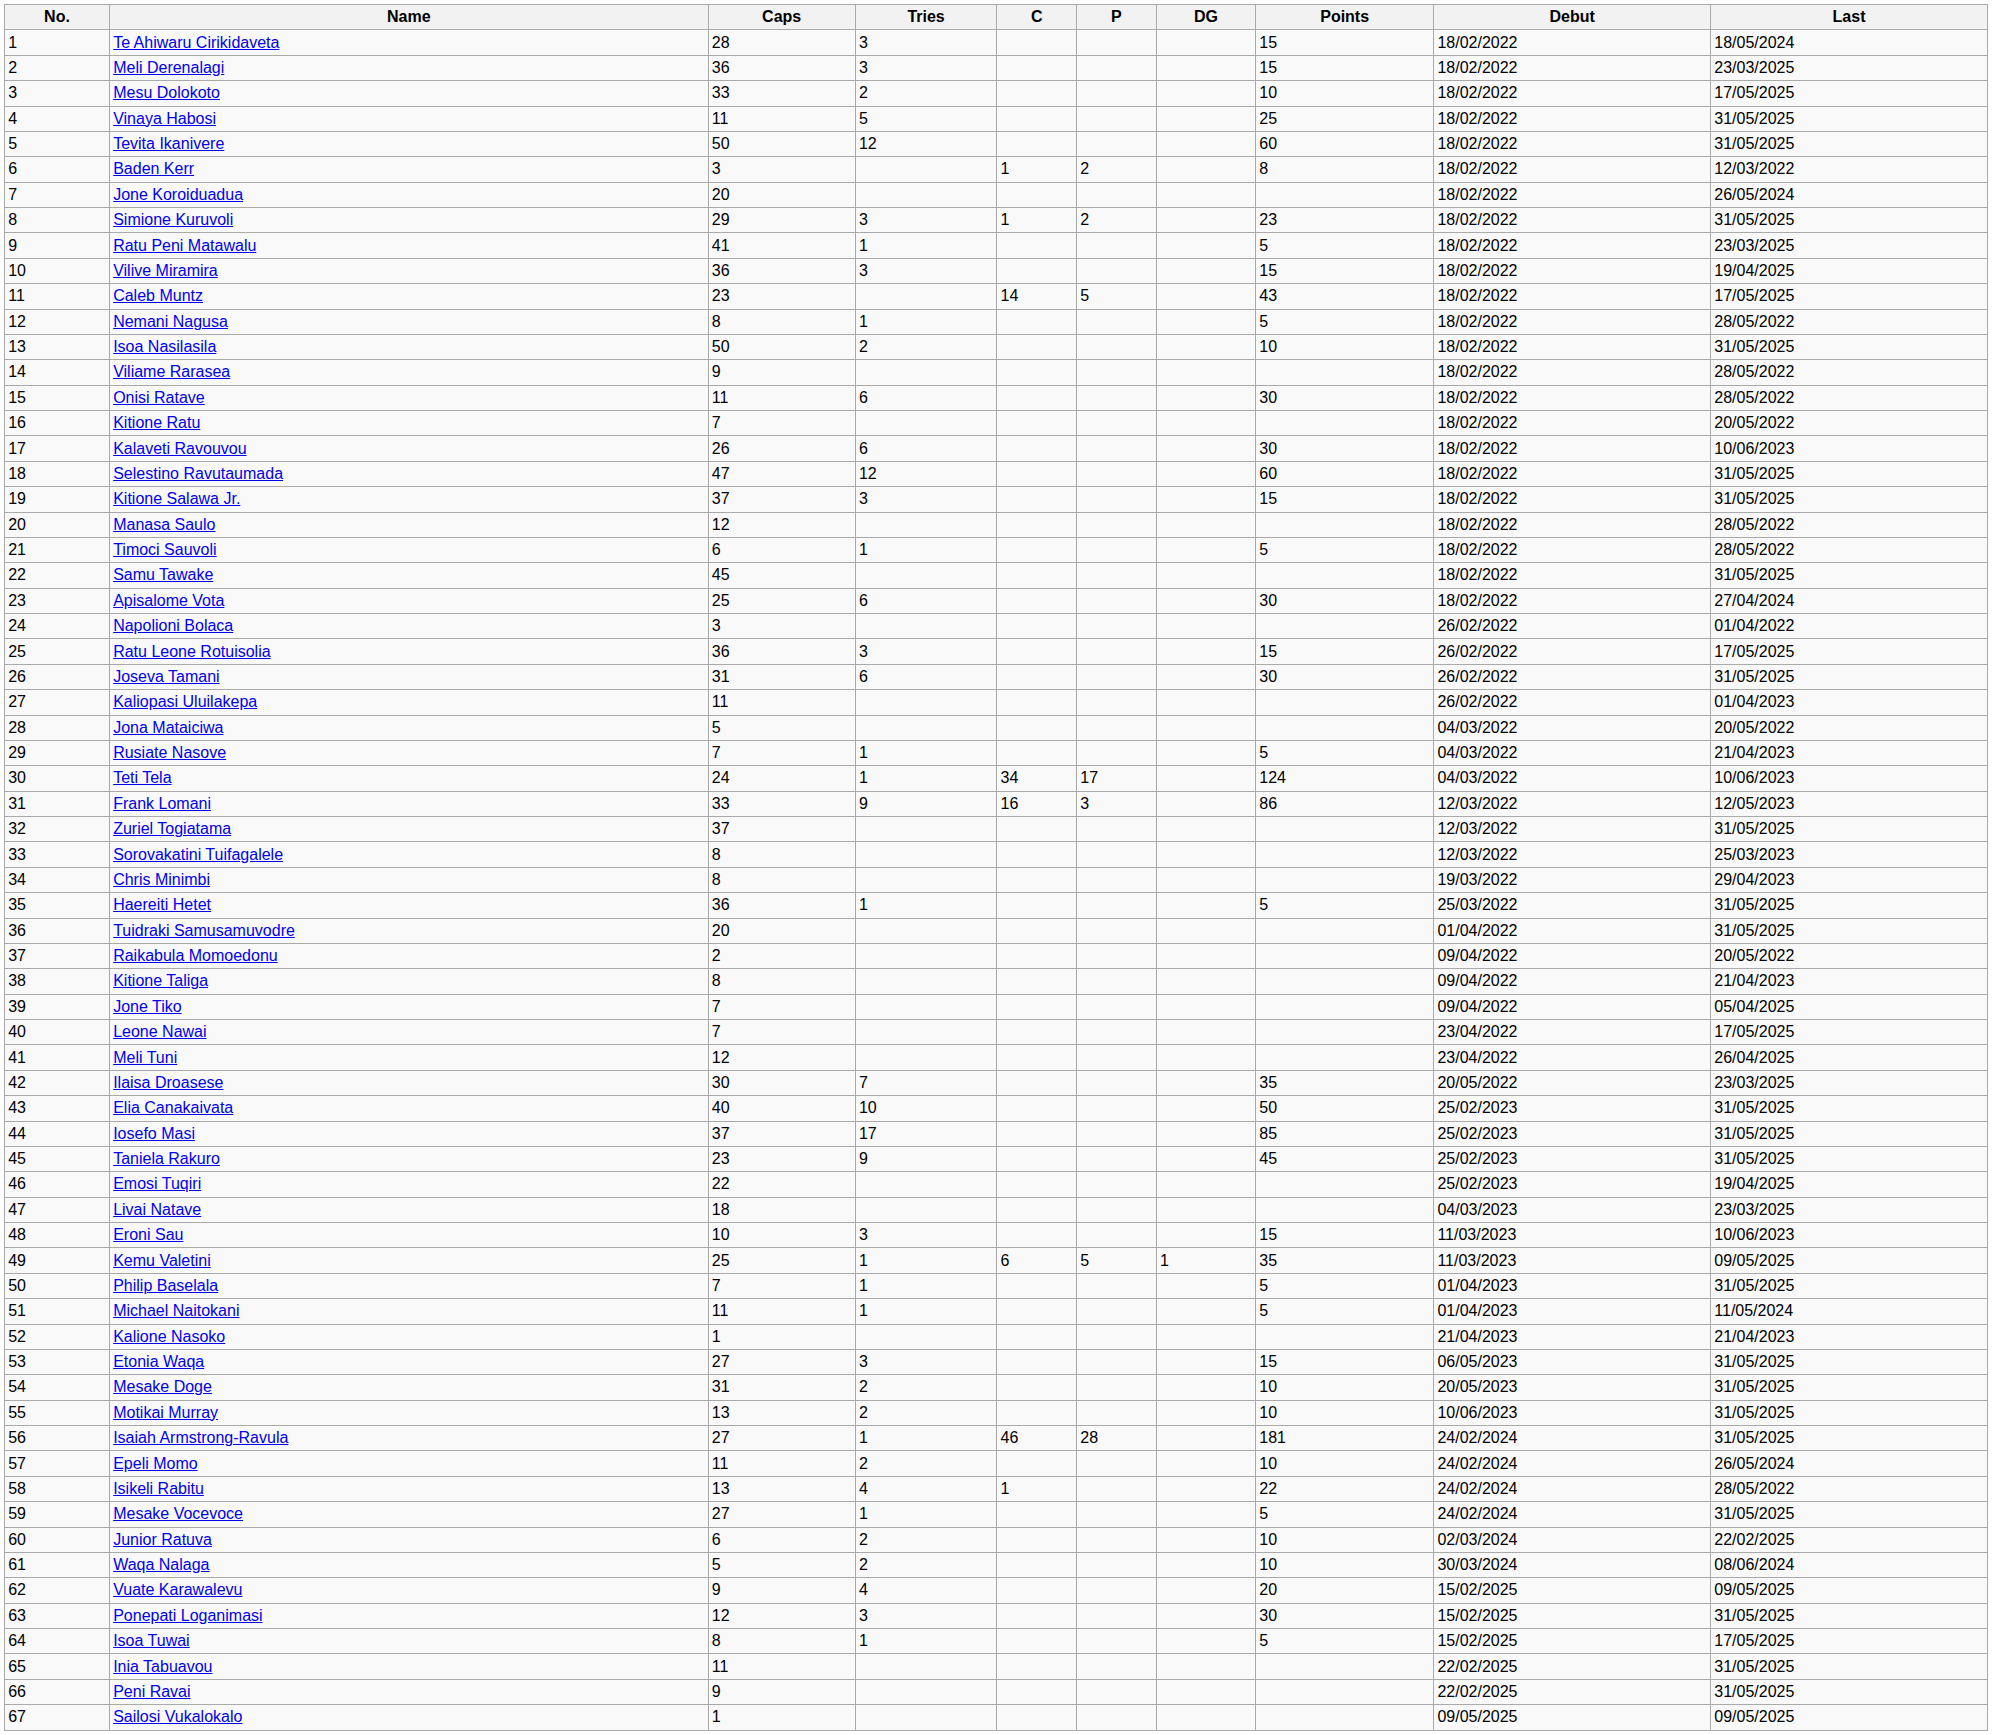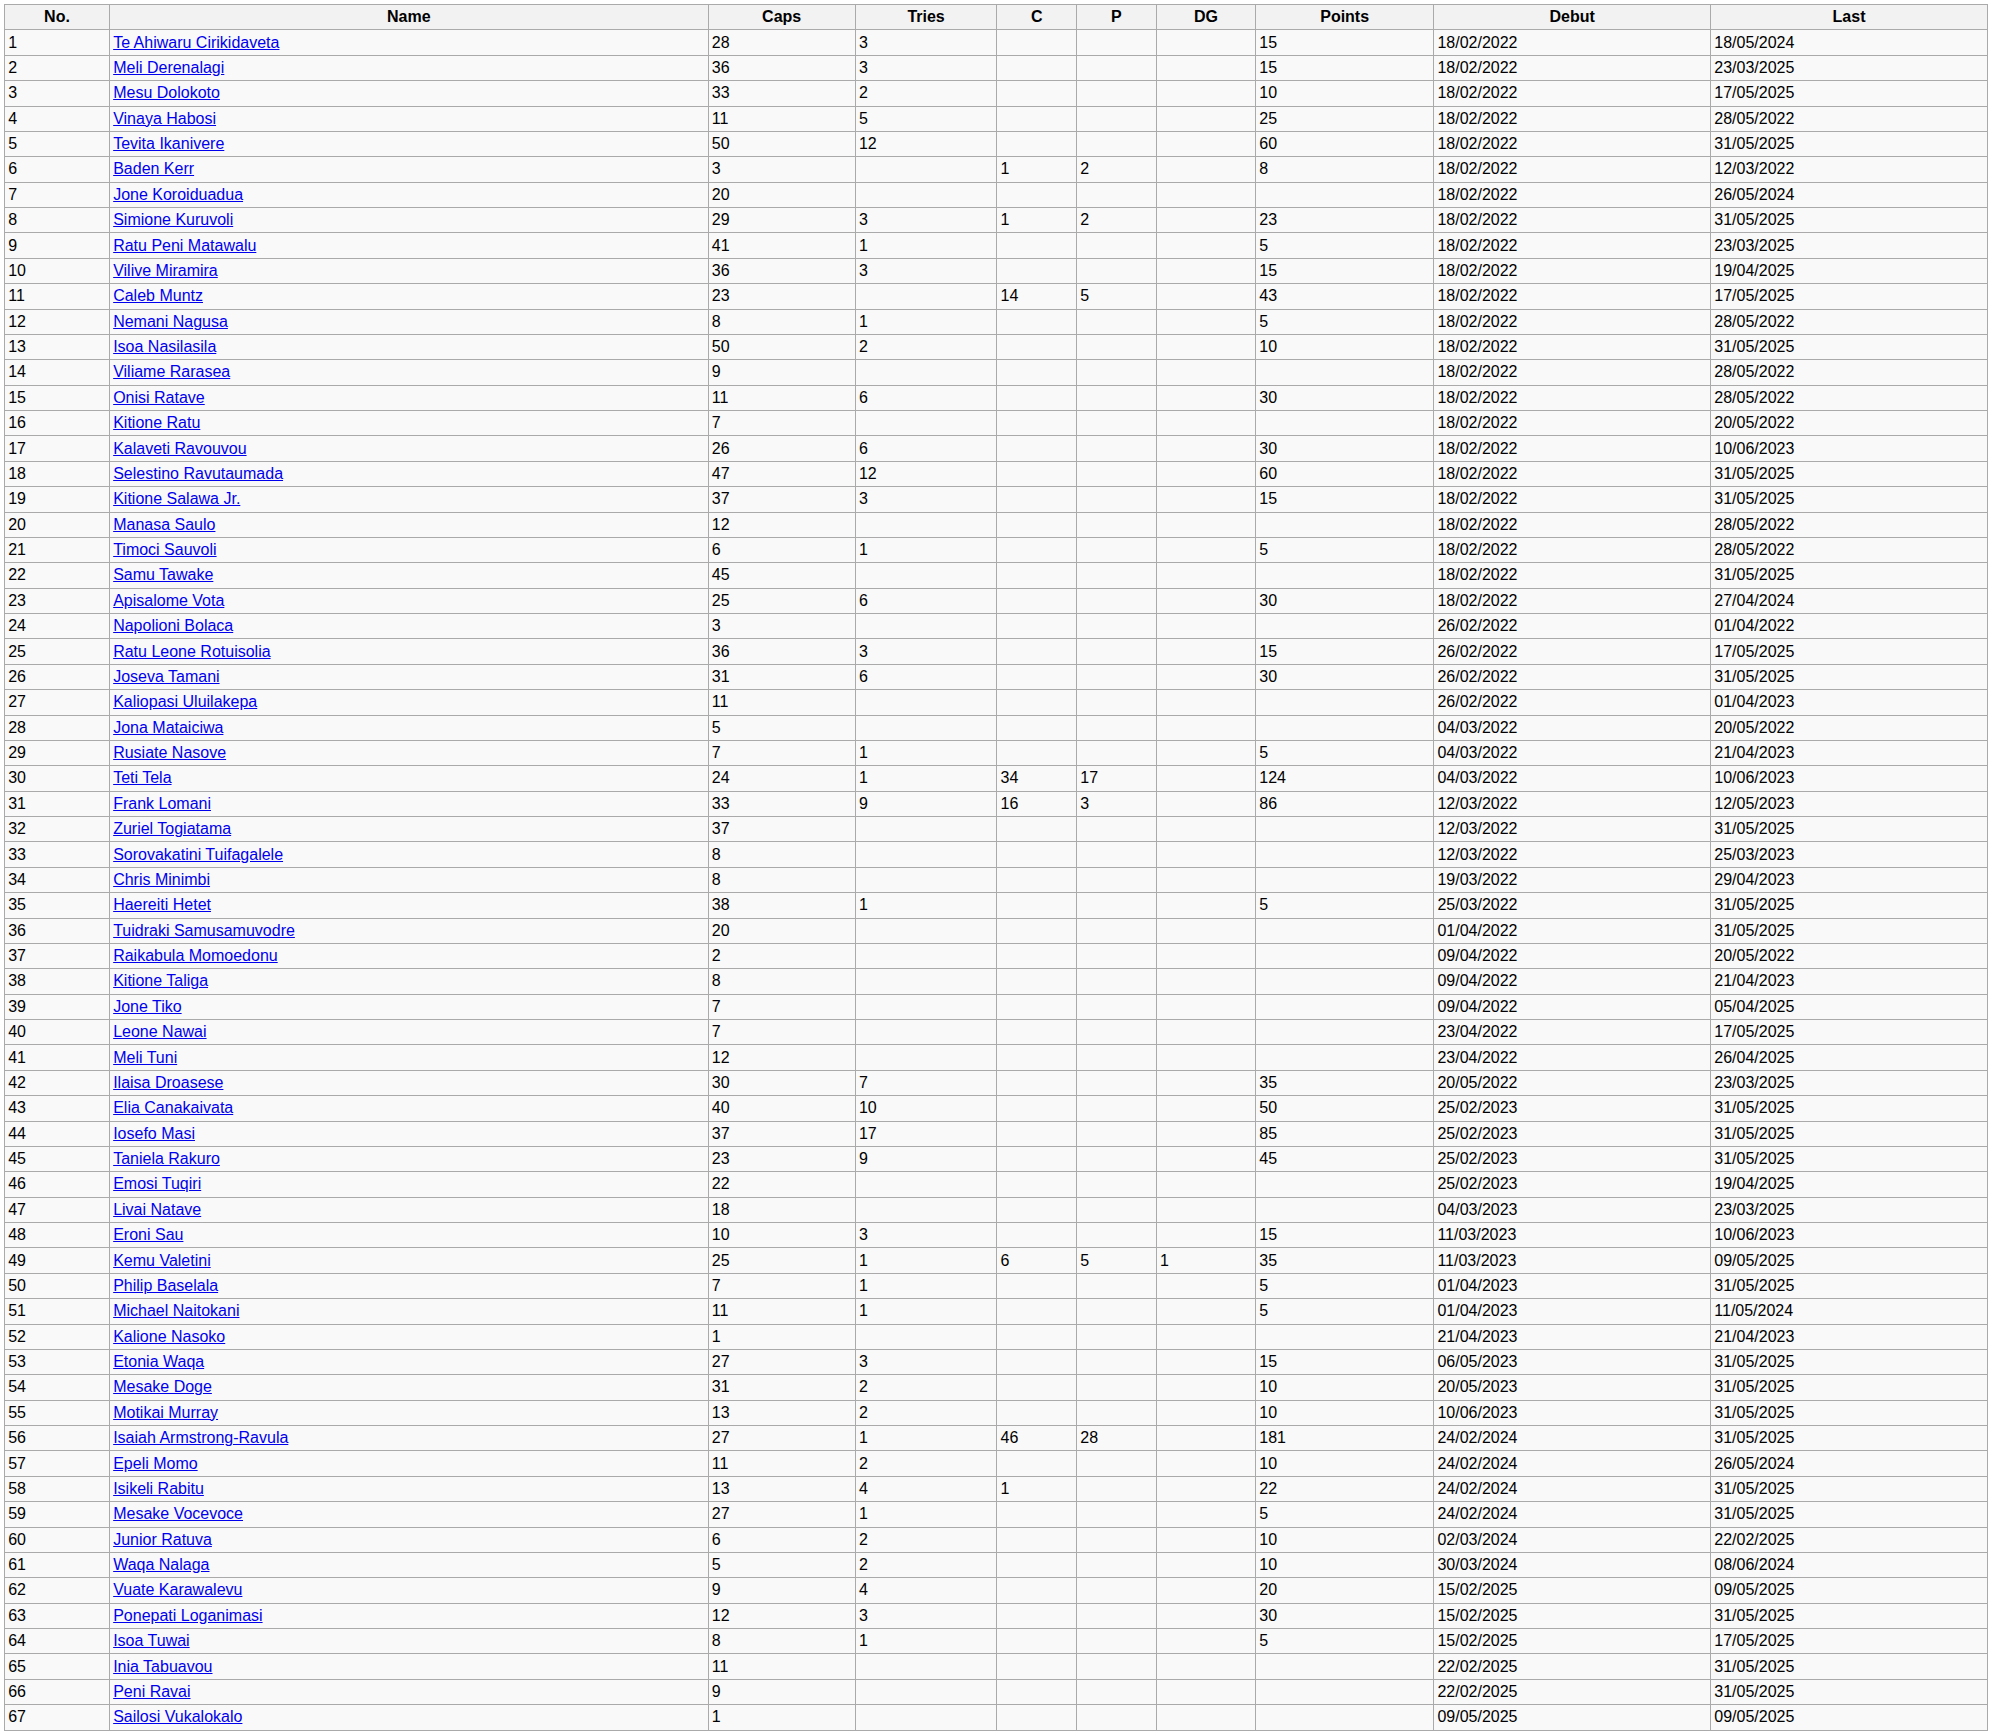(1754, 118) 31/05/2025 -> (1754, 118) 28/05/2022
(721, 905) 36 -> (721, 905) 38
(1754, 1488) 28/05/2022 -> (1754, 1488) 31/05/2025
